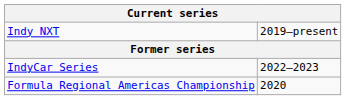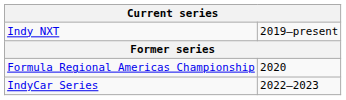rows swapped: (131, 86) <-> (53, 68)
